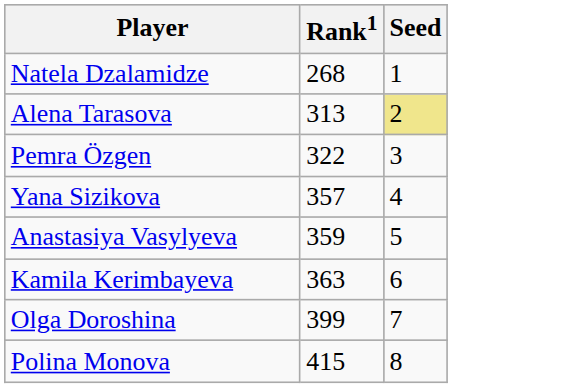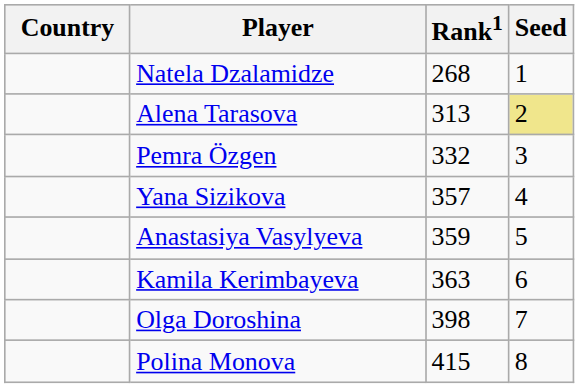+ column: (67, 28)
(326, 155) 322 -> (451, 155) 332
(326, 319) 399 -> (451, 319) 398
